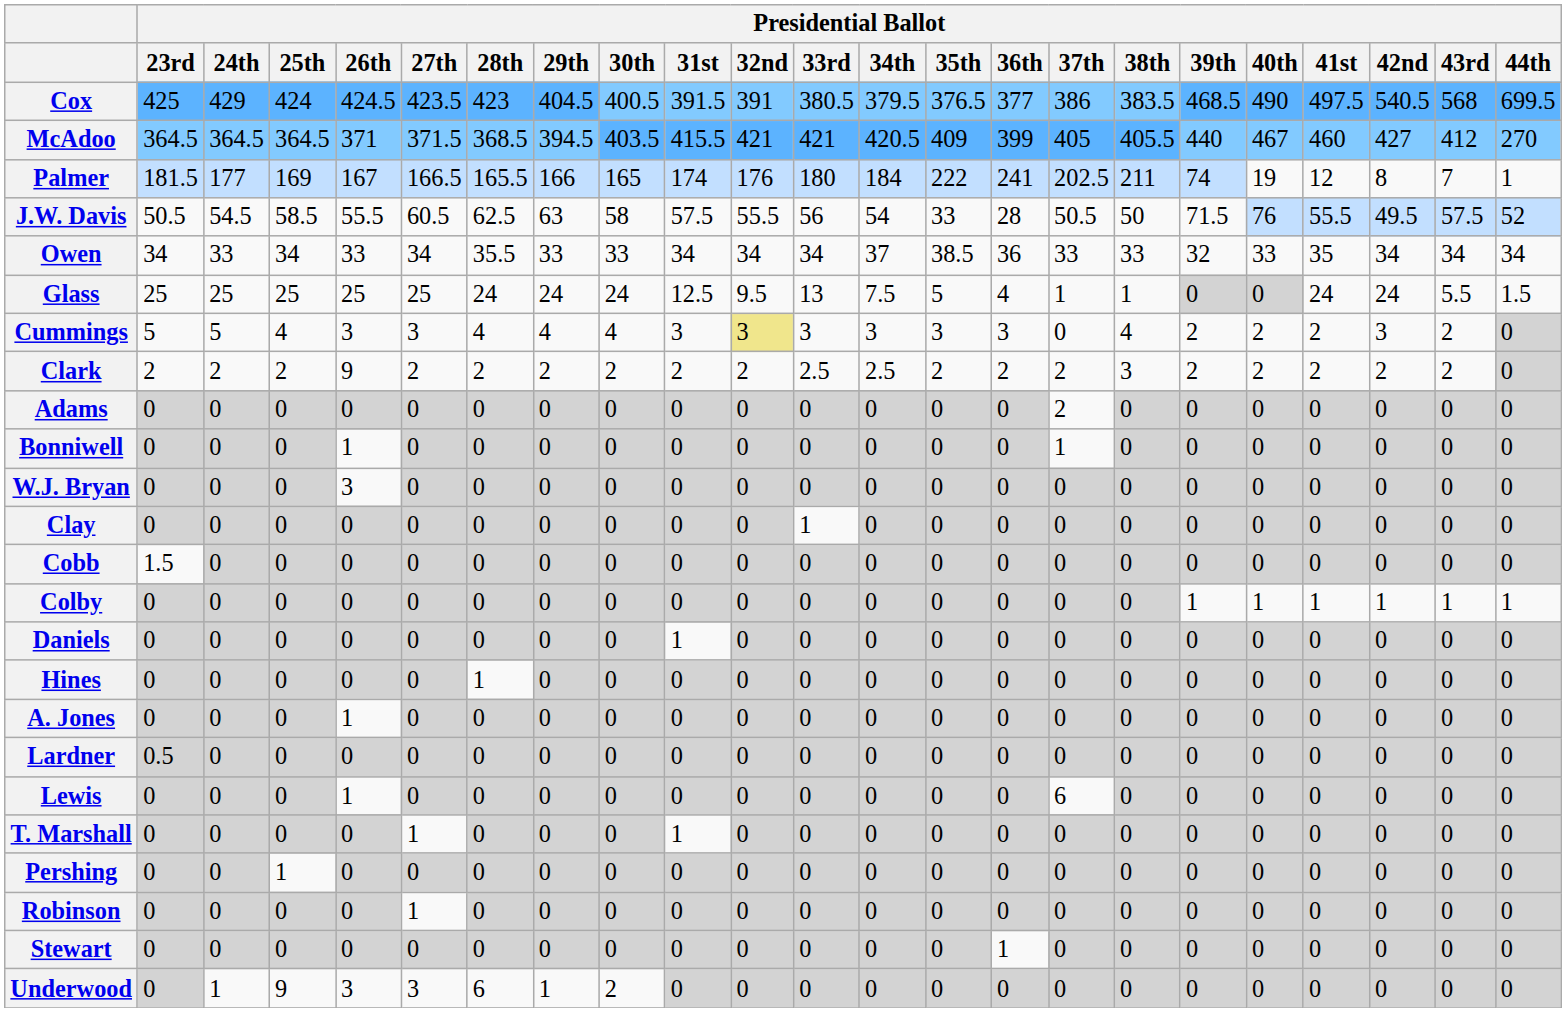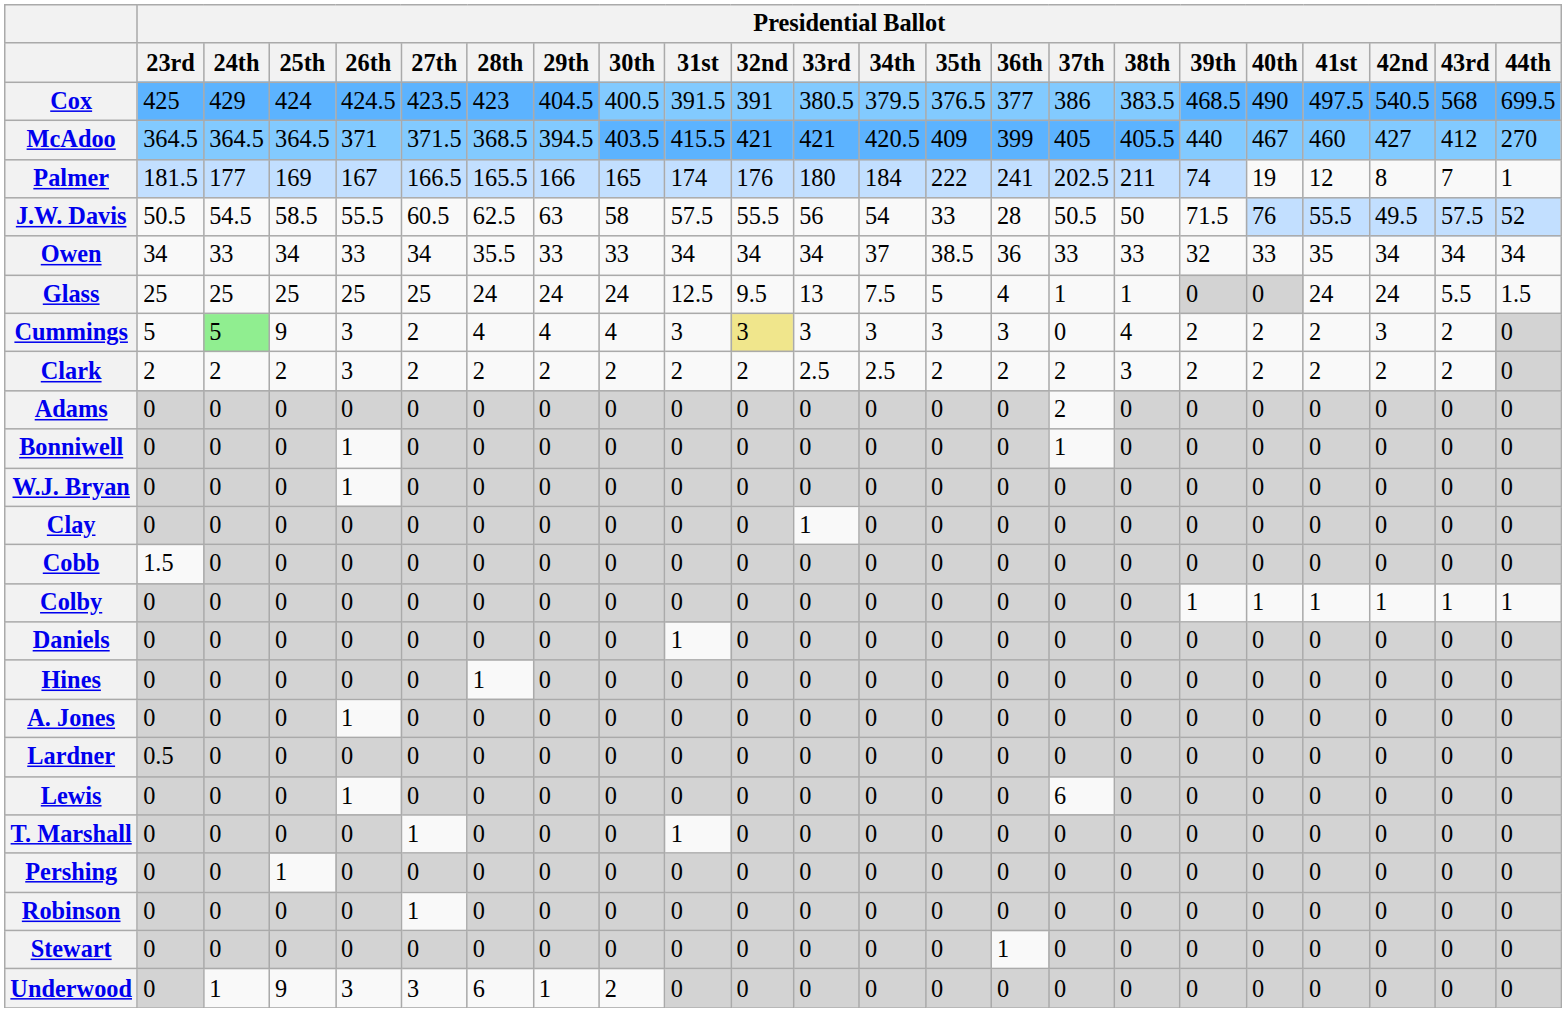(215, 332) no background -> (215, 332) lightgreen background
(281, 332) 4 -> (281, 332) 9
(413, 332) 3 -> (413, 332) 2
(347, 370) 9 -> (347, 370) 3
(347, 486) 3 -> (347, 486) 1
